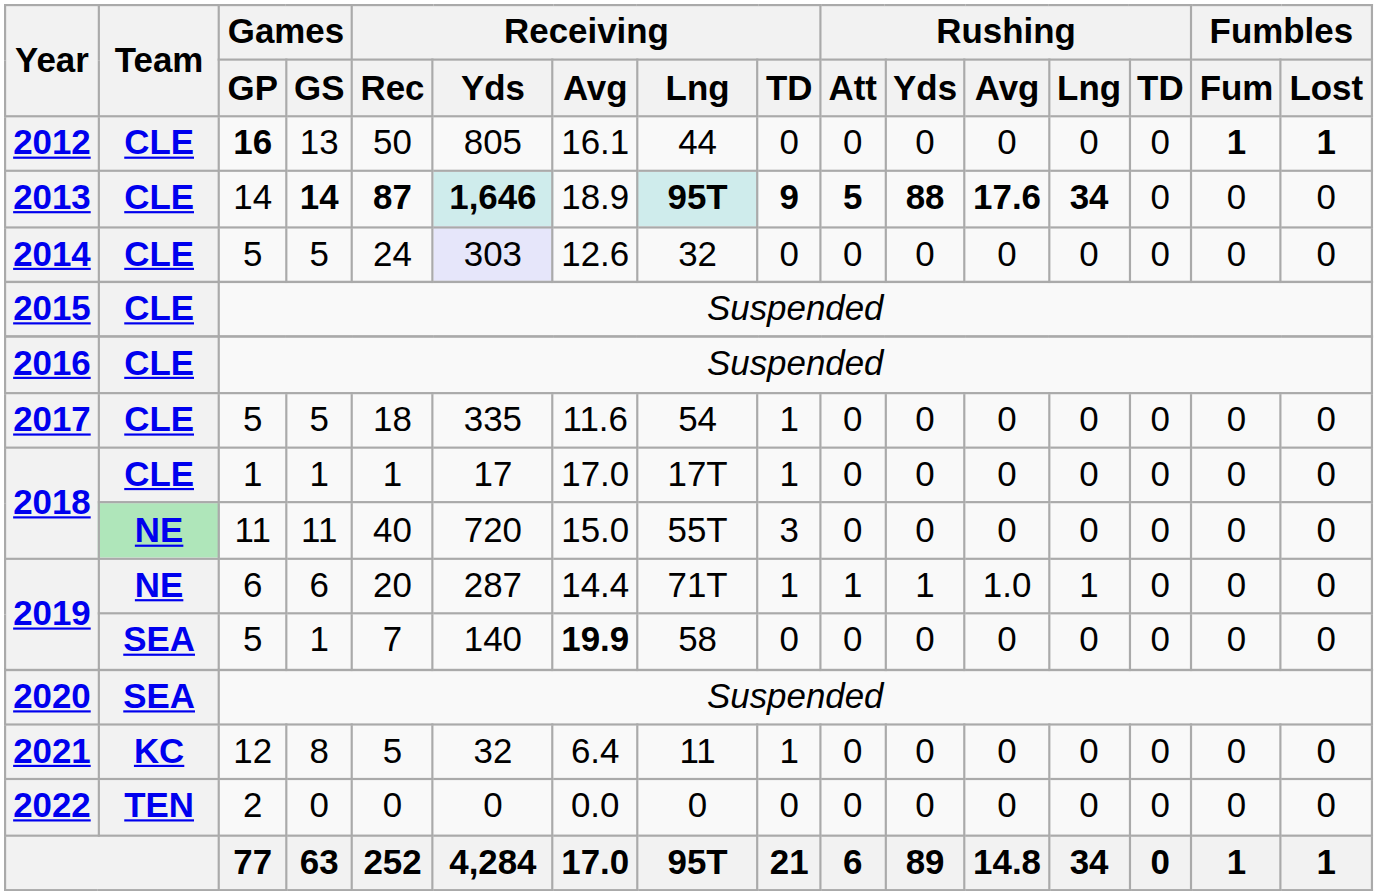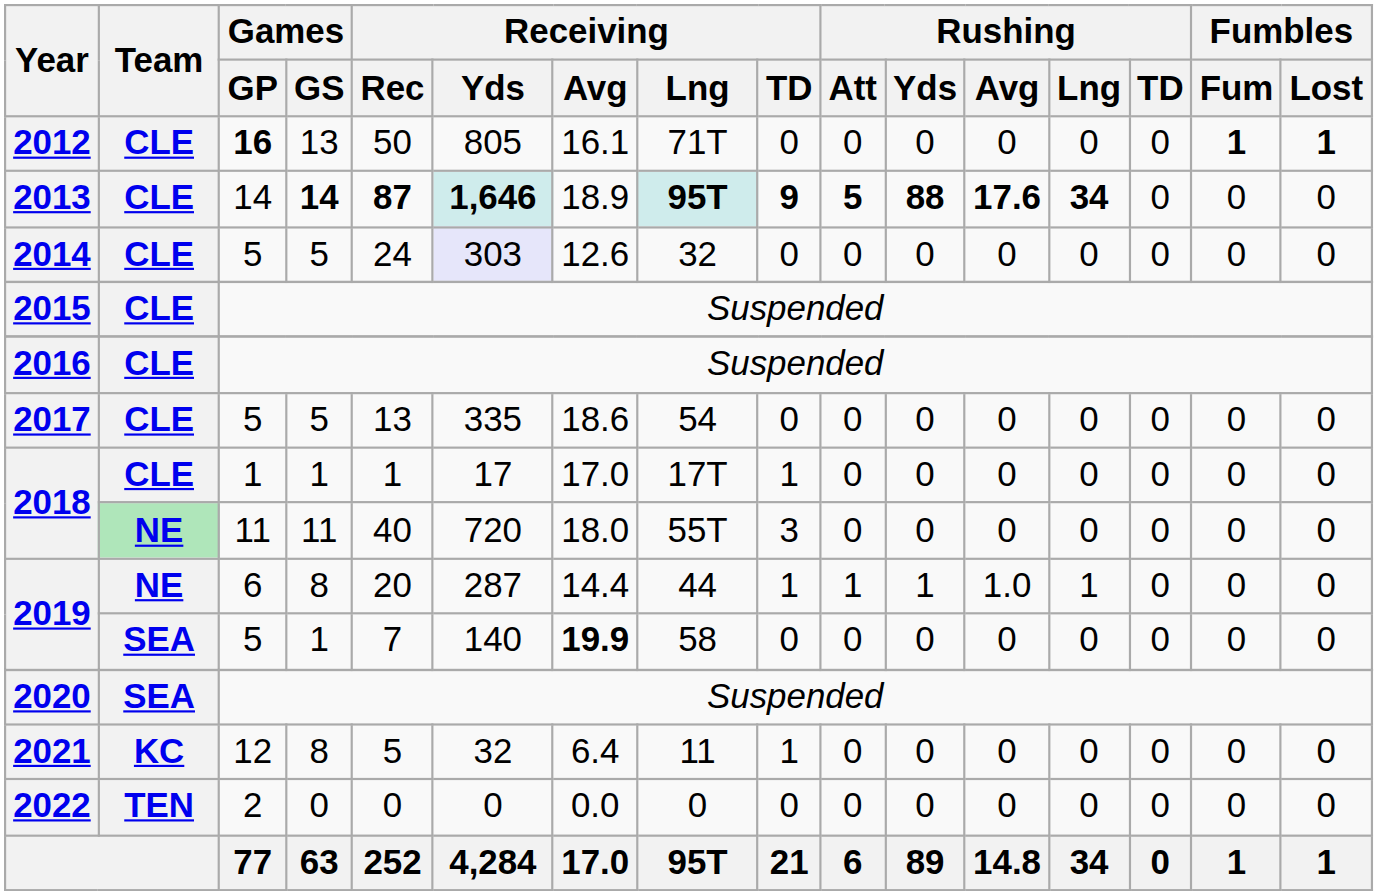(698, 142) 44 -> (698, 142) 71T
(392, 419) 18 -> (392, 419) 13
(595, 419) 11.6 -> (595, 419) 18.6
(789, 419) 1 -> (789, 419) 0
(595, 530) 15.0 -> (595, 530) 18.0
(319, 585) 6 -> (319, 585) 8
(698, 585) 71T -> (698, 585) 44
